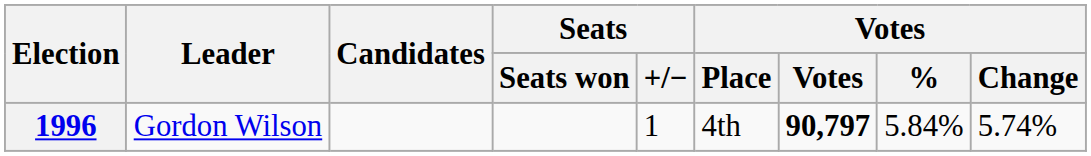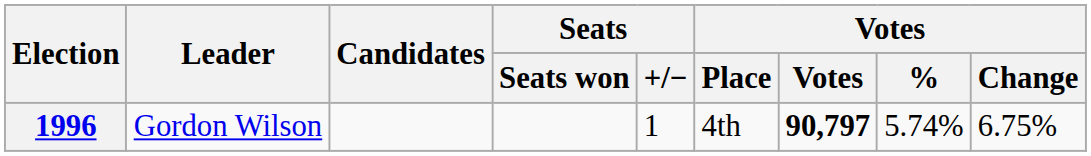(924, 126) 5.84% -> (924, 126) 5.74%
(1017, 126) 5.74% -> (1017, 126) 6.75%
